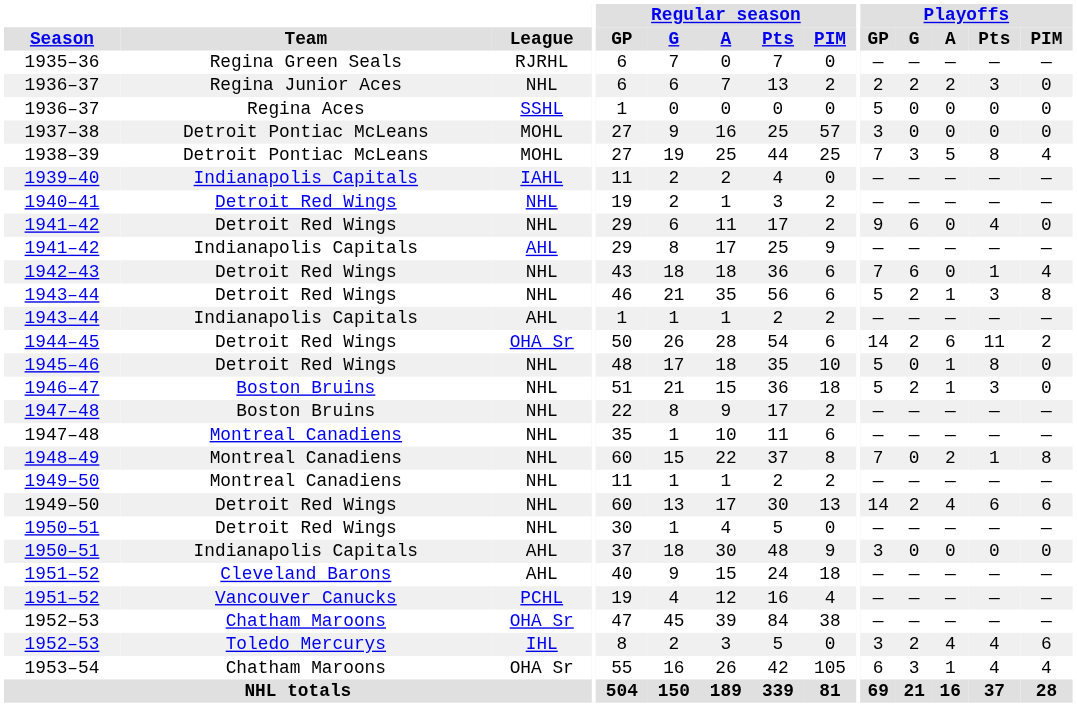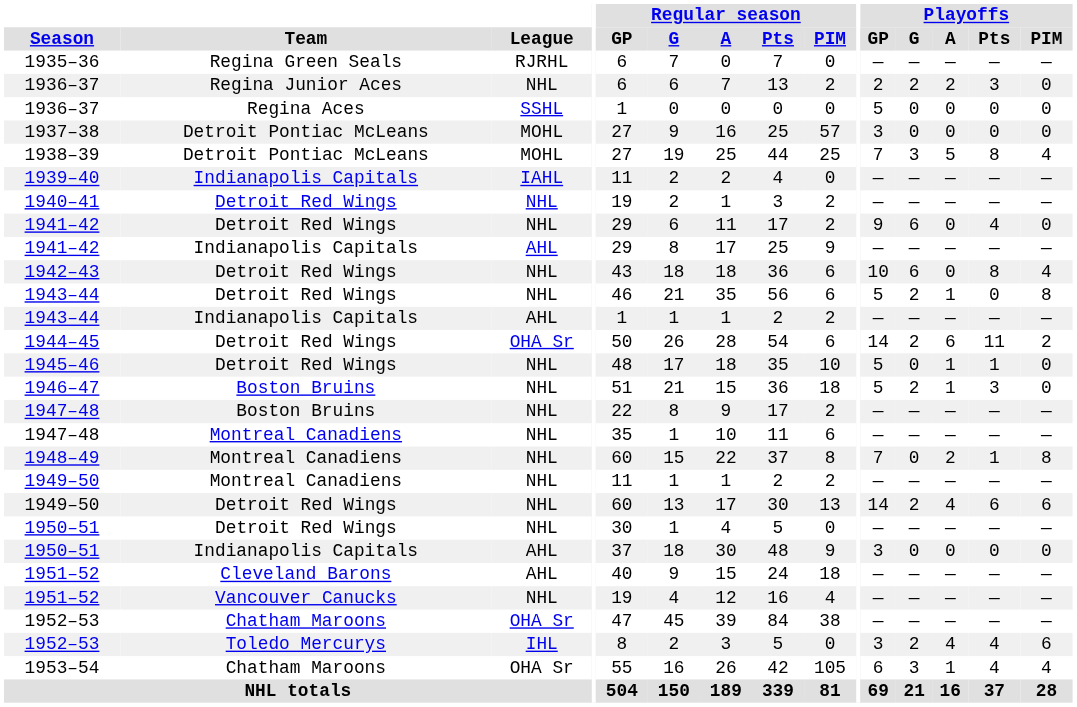(878, 272) 7 -> (878, 272) 10
(994, 272) 1 -> (994, 272) 8
(994, 295) 3 -> (994, 295) 0
(994, 365) 8 -> (994, 365) 1
(542, 598) PCHL -> (542, 598) NHL
